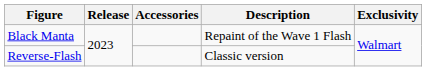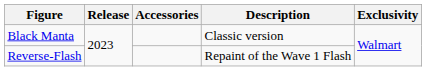(278, 35) Repaint of the Wave 1 Flash -> (244, 35) Classic version
(244, 55) Classic version -> (278, 55) Repaint of the Wave 1 Flash
